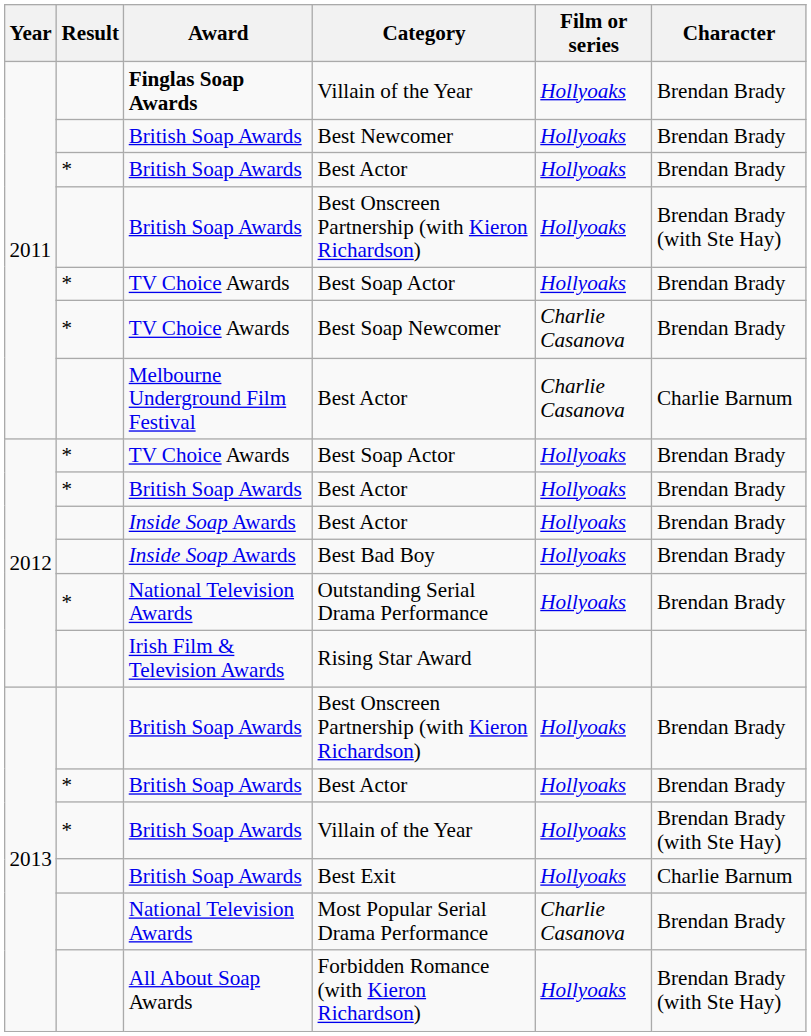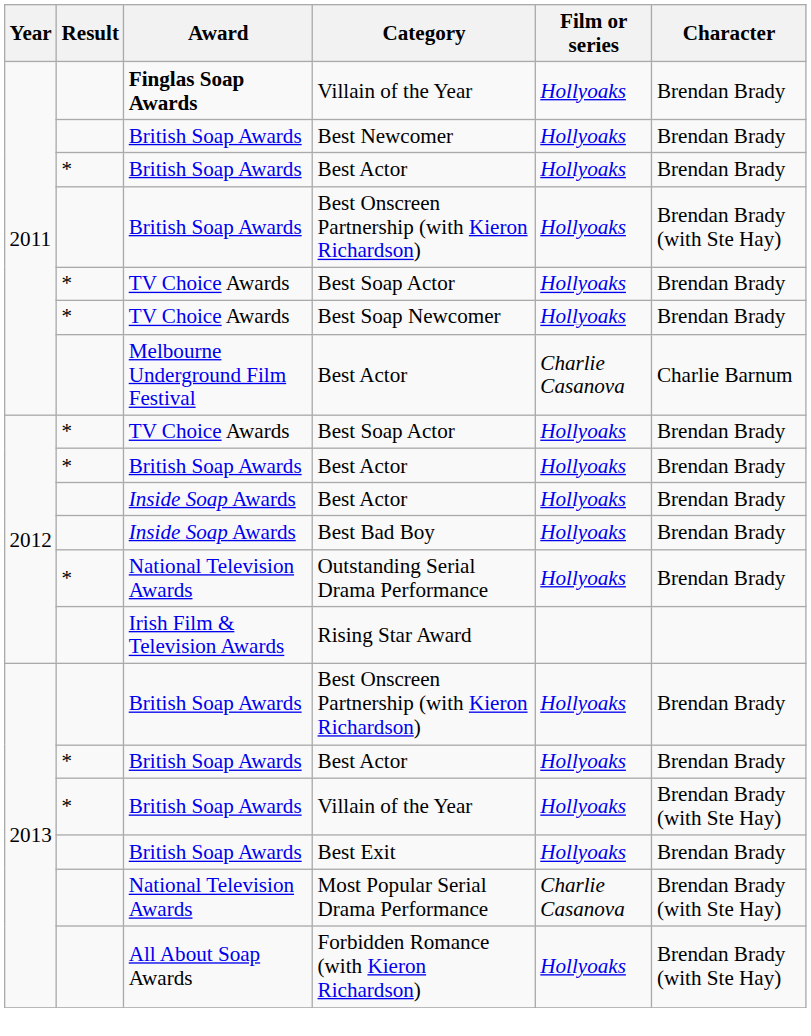(583, 329) Charlie Casanova -> (583, 317) Hollyoaks
(725, 875) Charlie Barnum -> (721, 852) Brendan Brady
(721, 921) Brendan Brady -> (721, 897) Brendan Brady (with Ste Hay)
